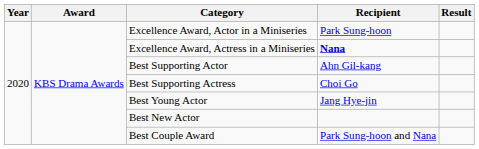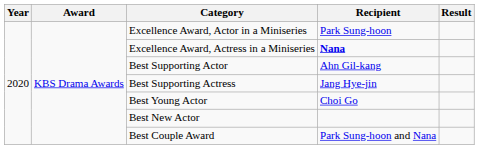(339, 83) Choi Go -> (348, 83) Jang Hye-jin
(348, 100) Jang Hye-jin -> (339, 100) Choi Go
